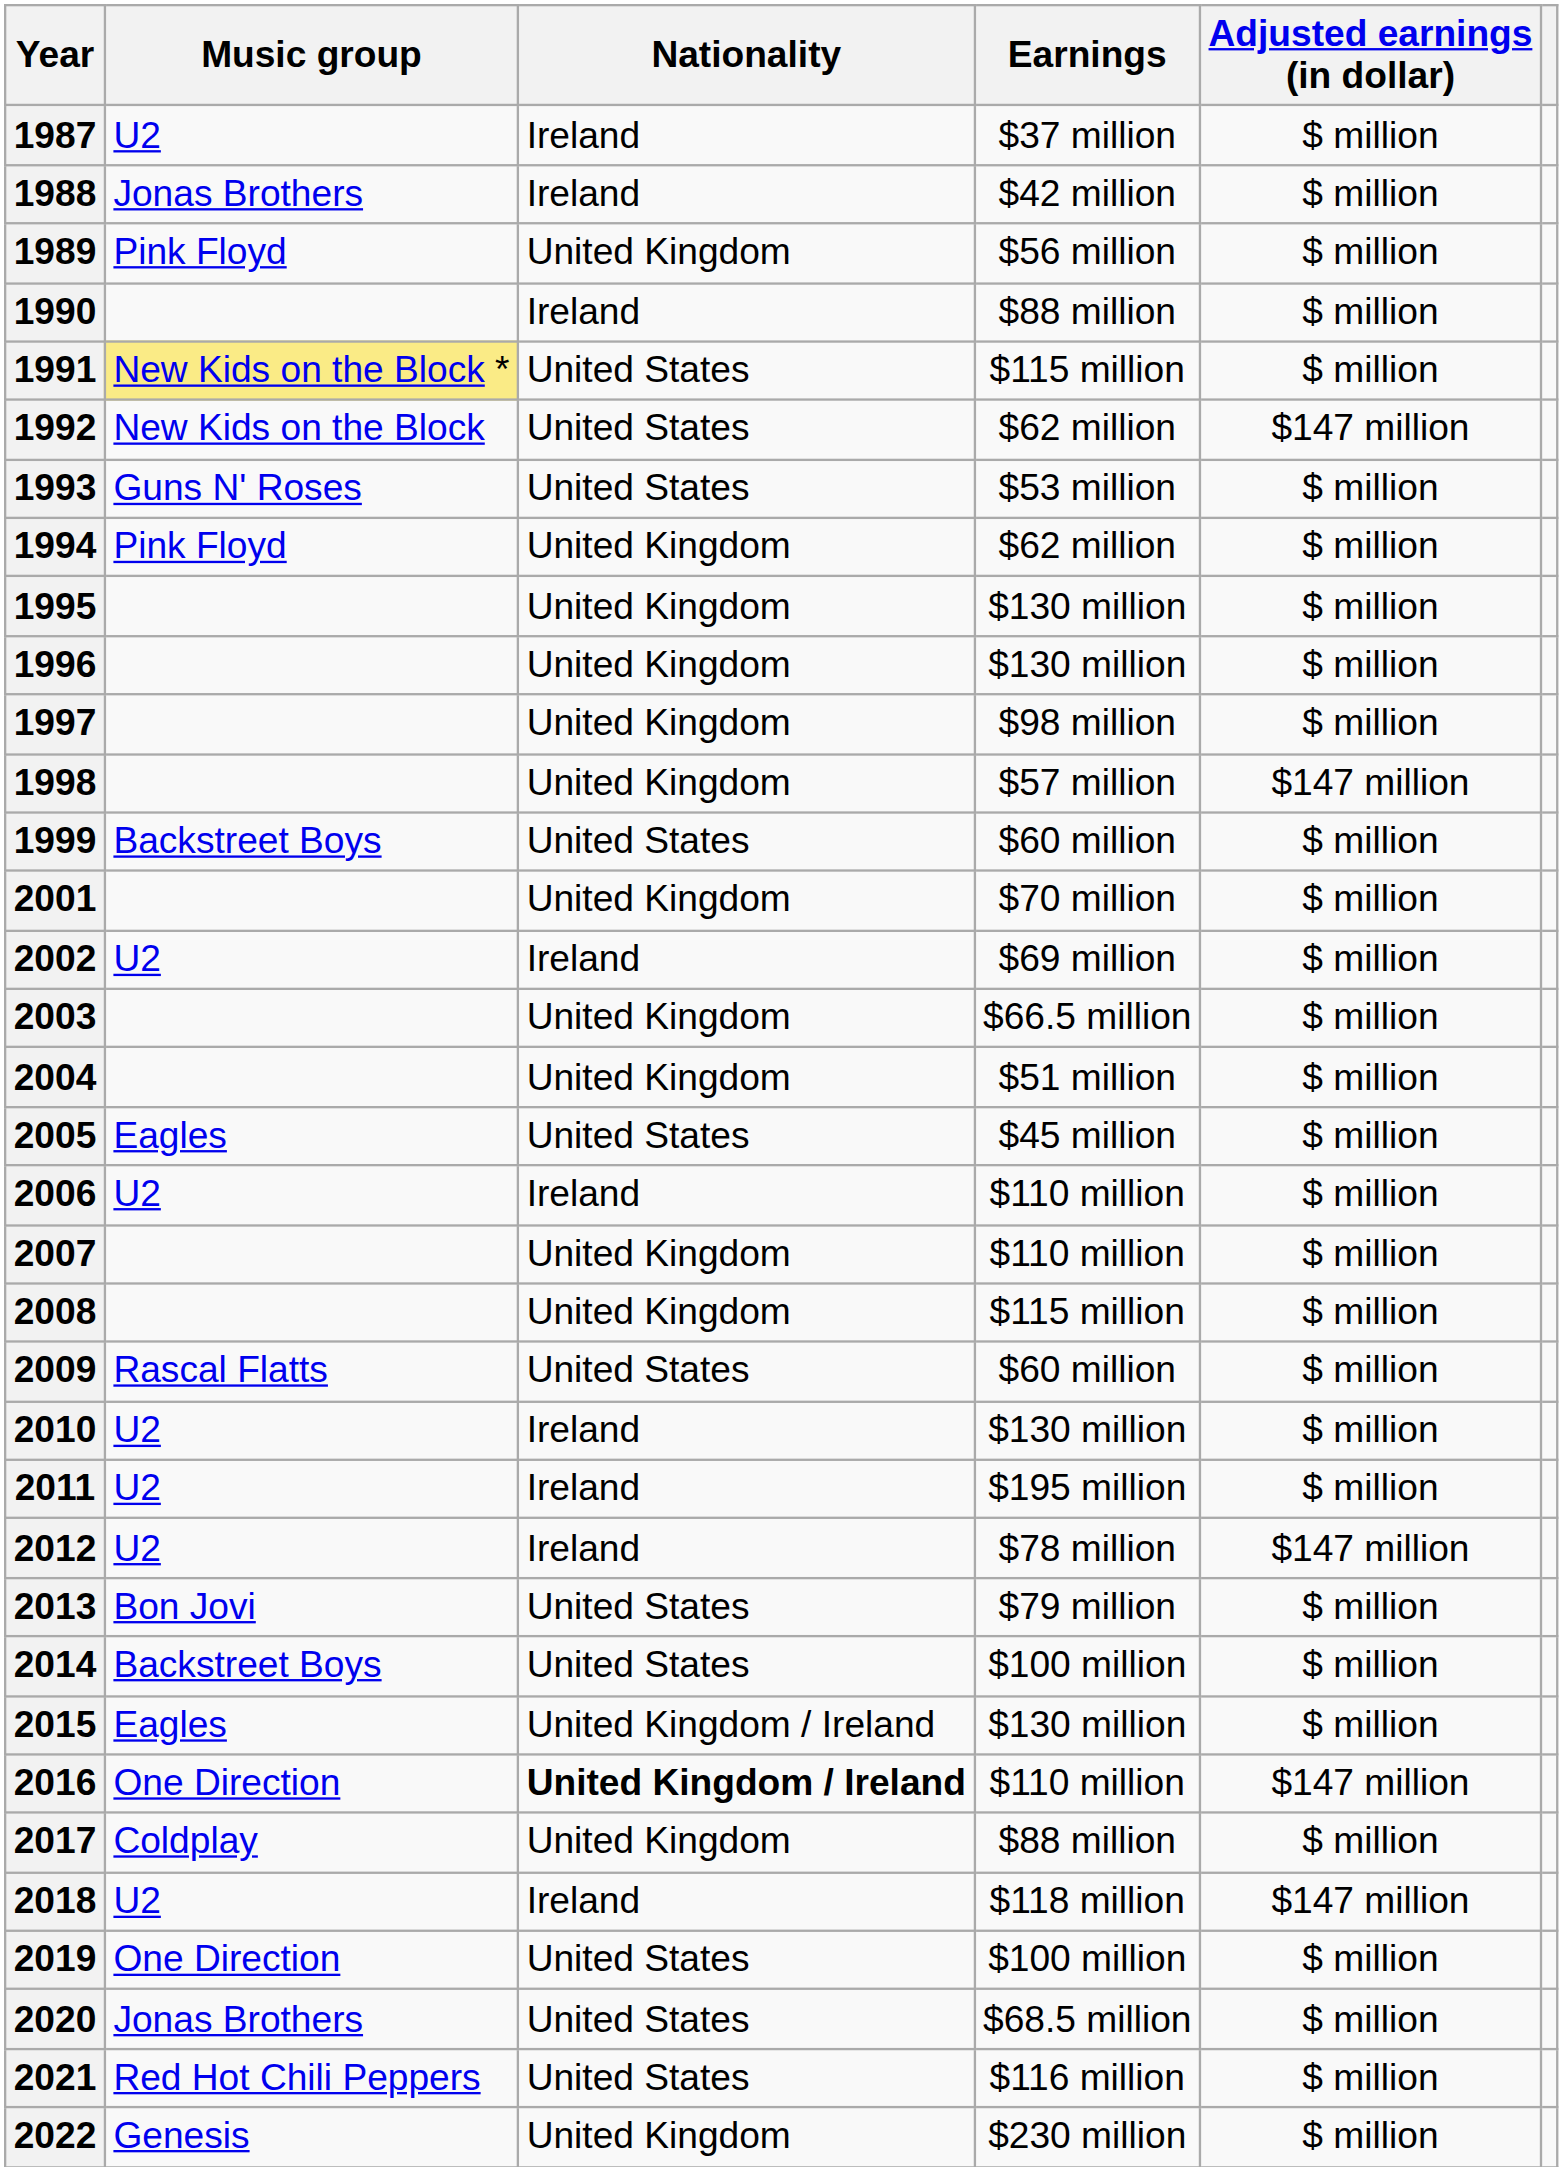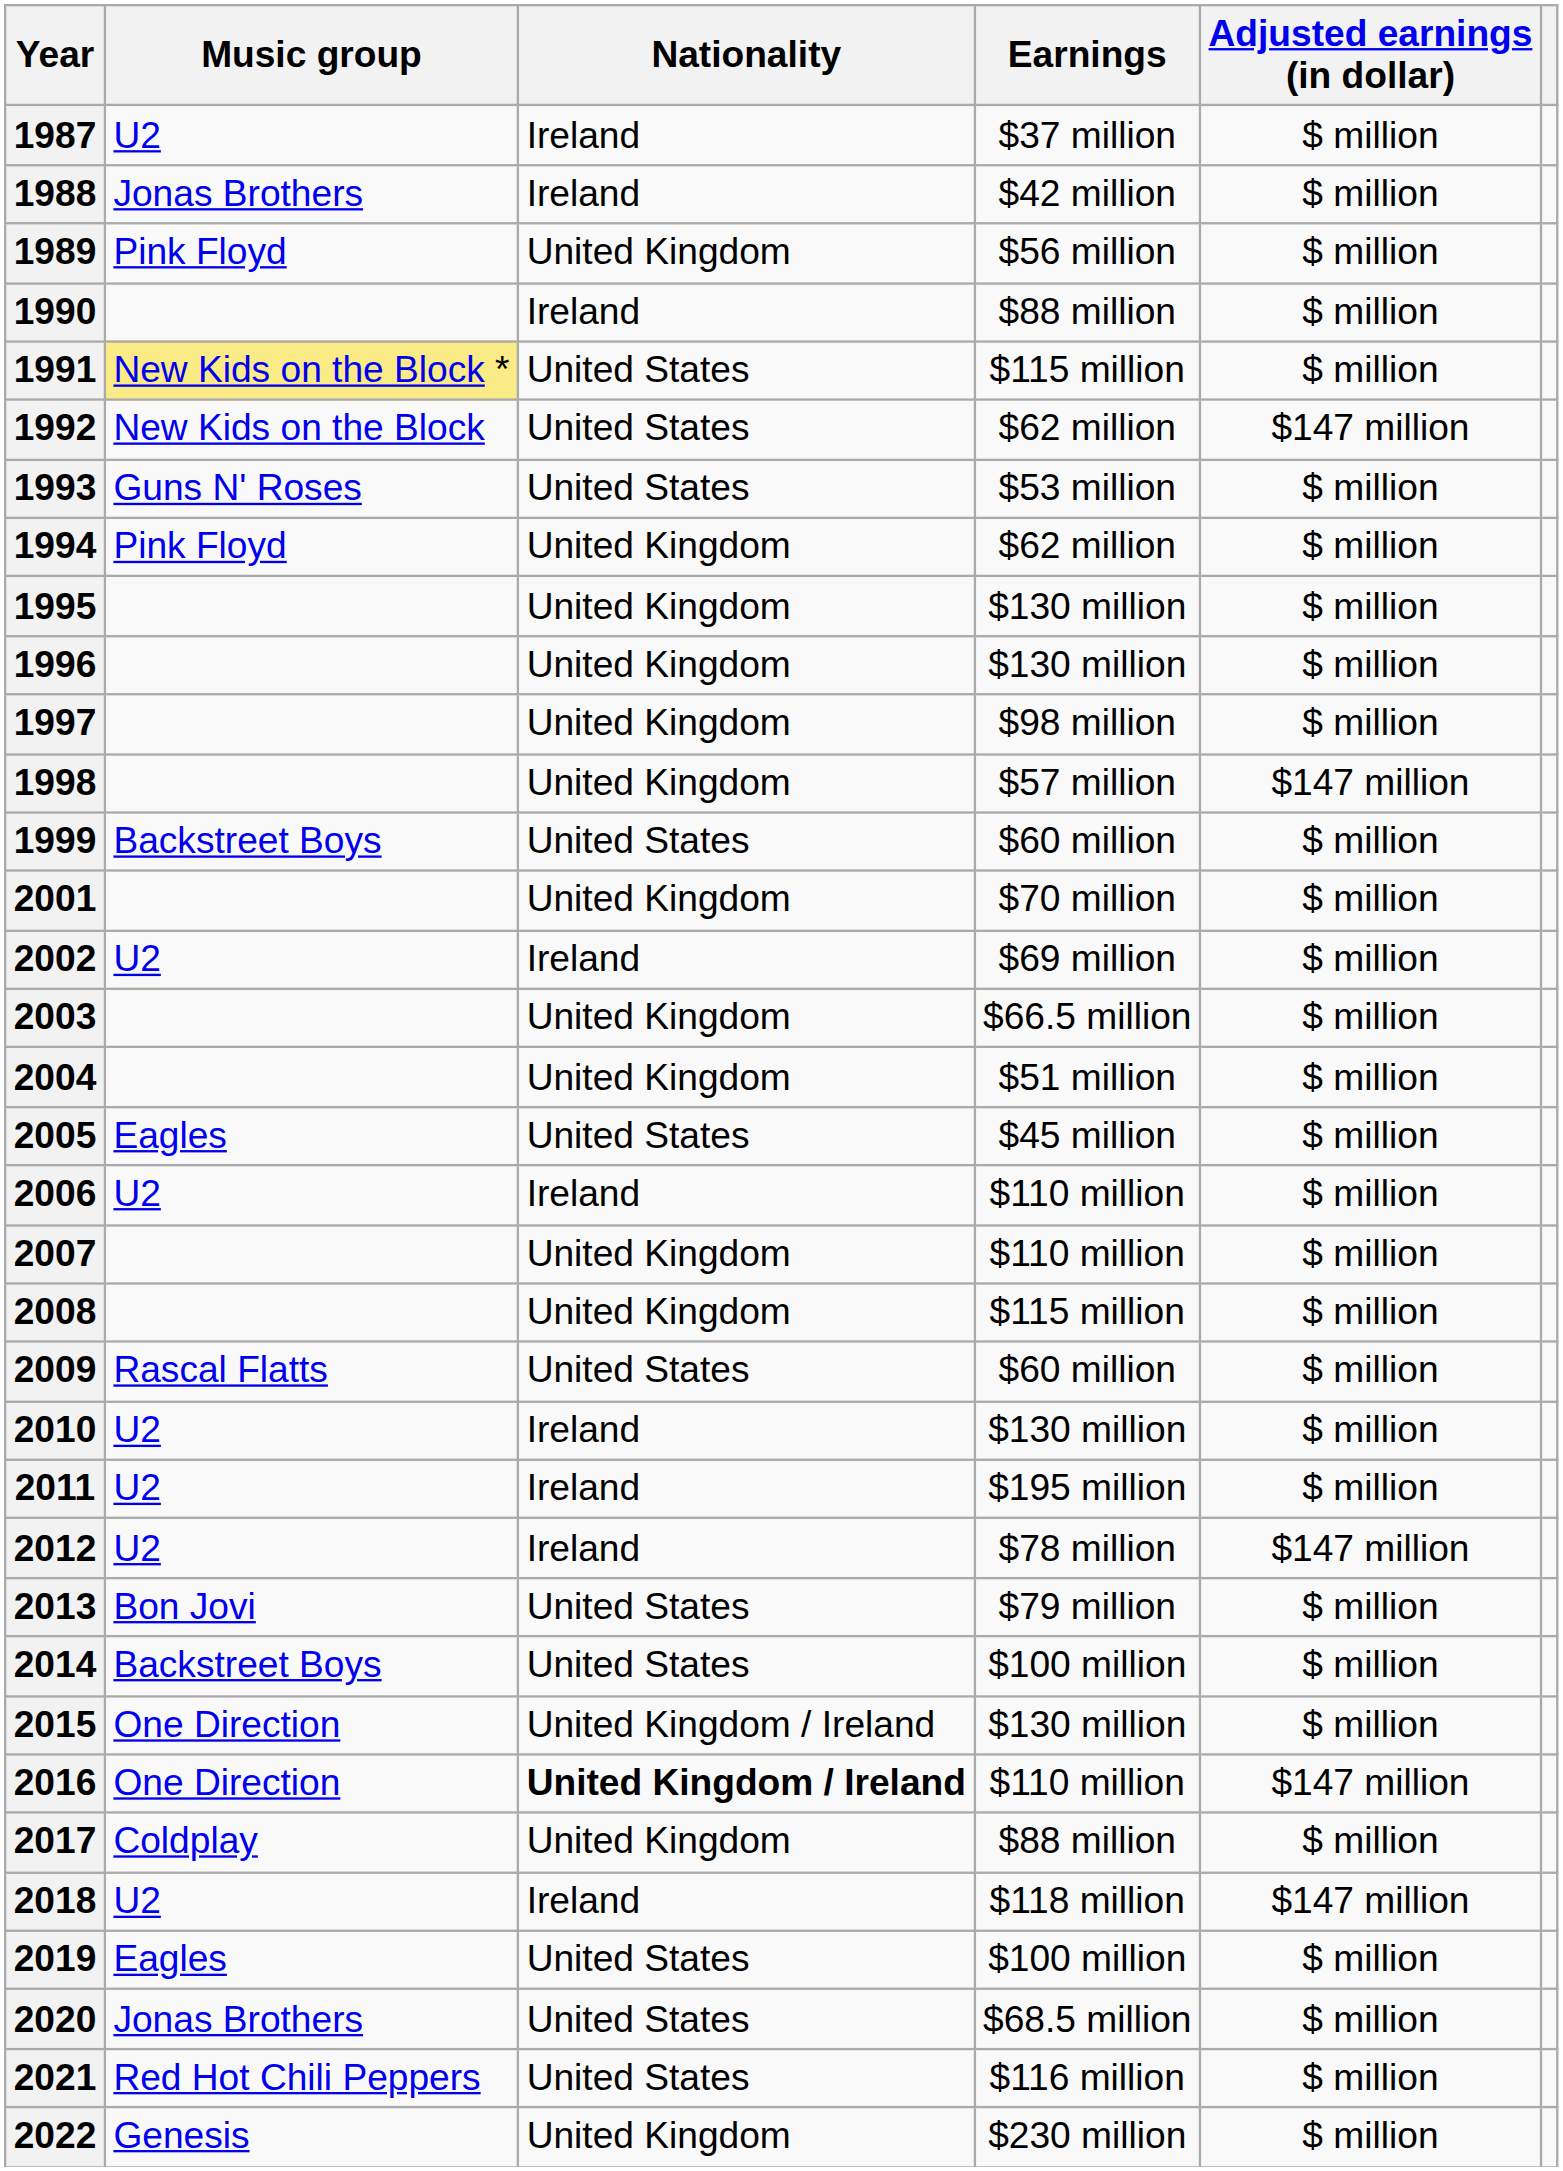(170, 1724) Eagles -> (227, 1724) One Direction
(227, 1959) One Direction -> (170, 1959) Eagles
